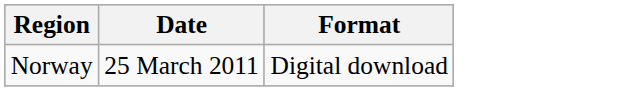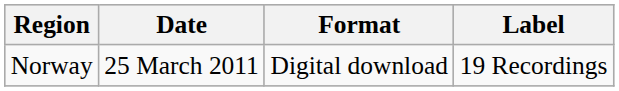+ column: (533, 24)
